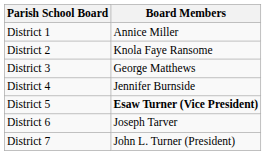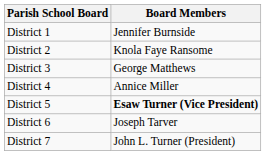(146, 31) Annice Miller -> (154, 31) Jennifer Burnside
(154, 86) Jennifer Burnside -> (146, 86) Annice Miller
